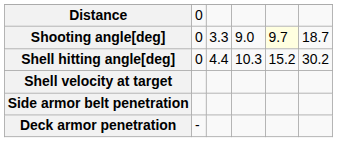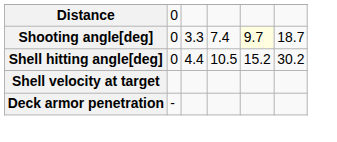(245, 37) 9.0 -> (220, 37) 7.4
(249, 59) 10.3 -> (224, 59) 10.5
- row: (98, 103)
